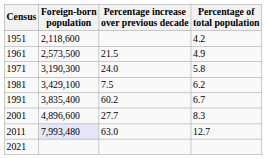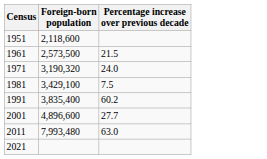- column: (226, 17)
(60, 69) 3,190,300 -> (60, 69) 3,190,320
(60, 131) lavender background -> (60, 131) no background
